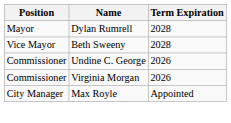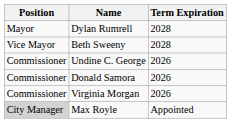+ row: (103, 77)
(35, 93) no background -> (35, 110) lightgrey background
